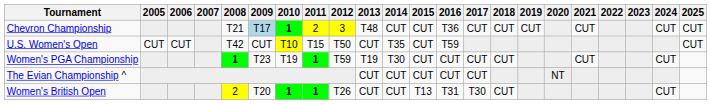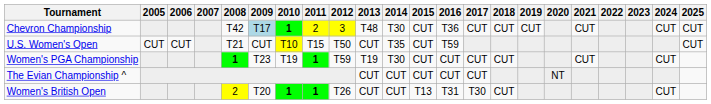(235, 28) T21 -> (235, 28) T42
(396, 28) CUT -> (396, 28) T30
(235, 44) T42 -> (235, 44) T21
